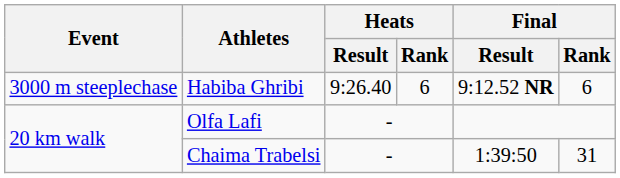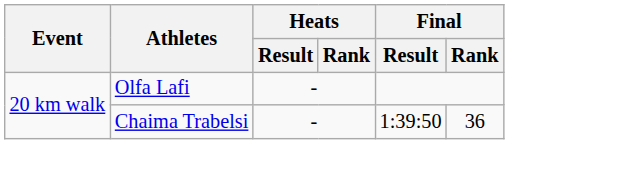- row: (245, 88)
(587, 155) 31 -> (475, 122) 36
